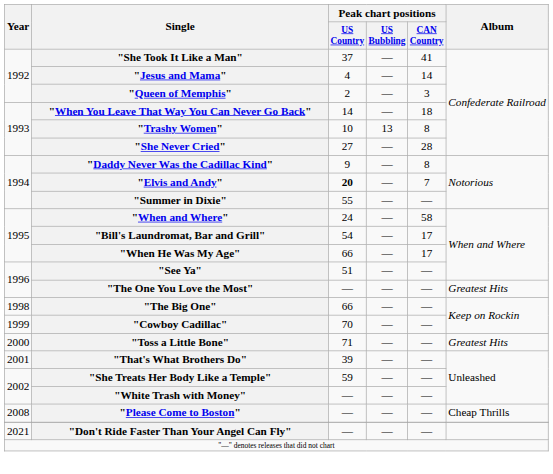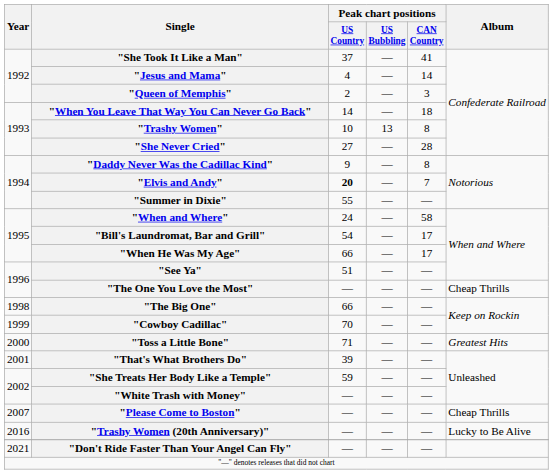(478, 288) Greatest Hits -> (479, 288) Cheap Thrills
(18, 413) 2008 -> (18, 413) 2007
+ row: (180, 430)
